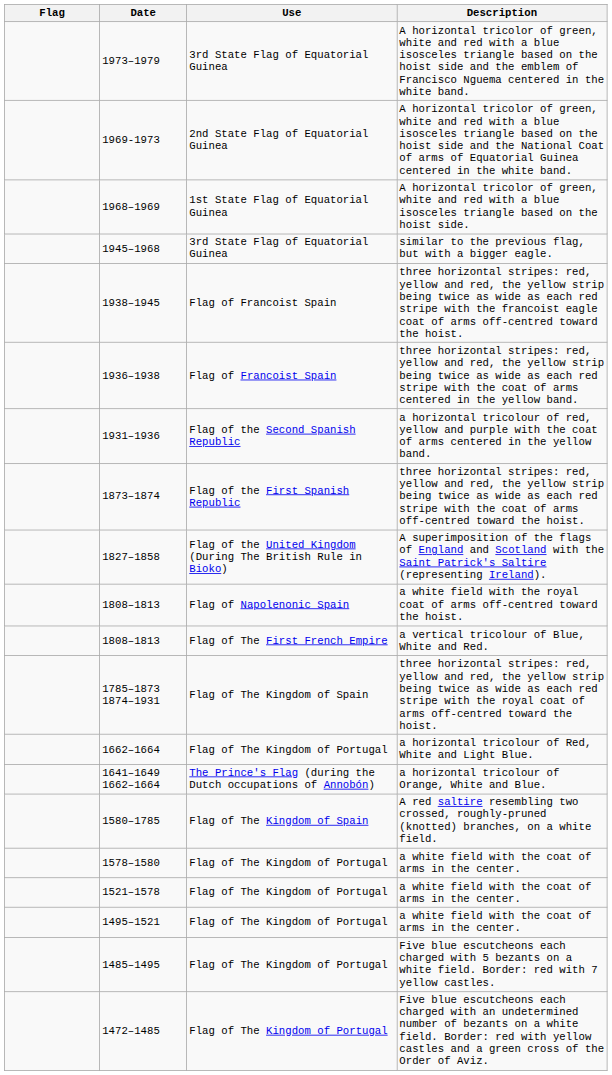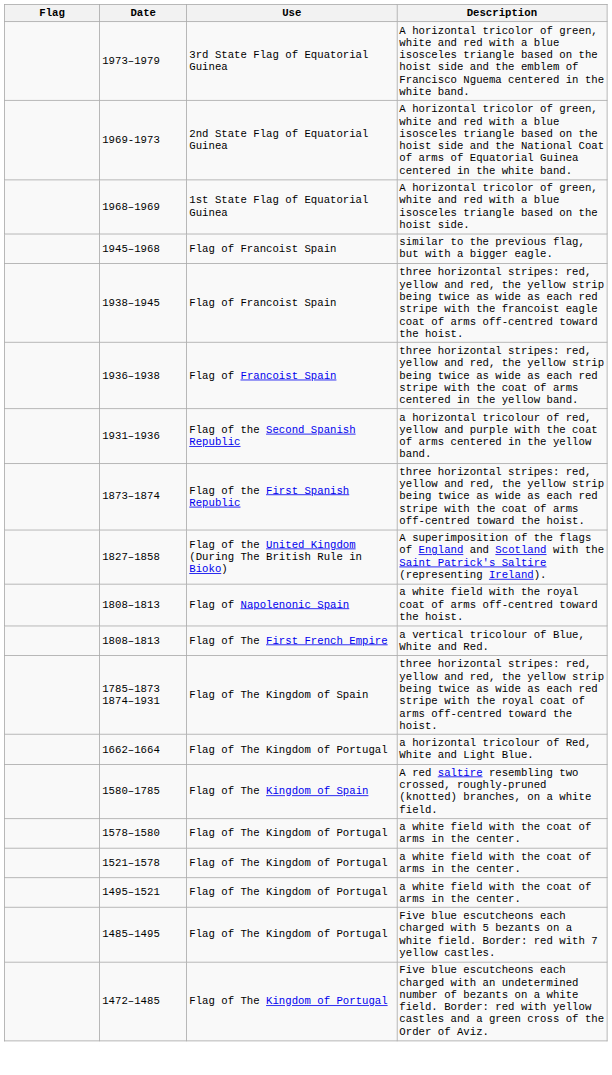(279, 249) 3rd State Flag of Equatorial Guinea -> (263, 249) Flag of Francoist Spain
- row: (131, 779)
